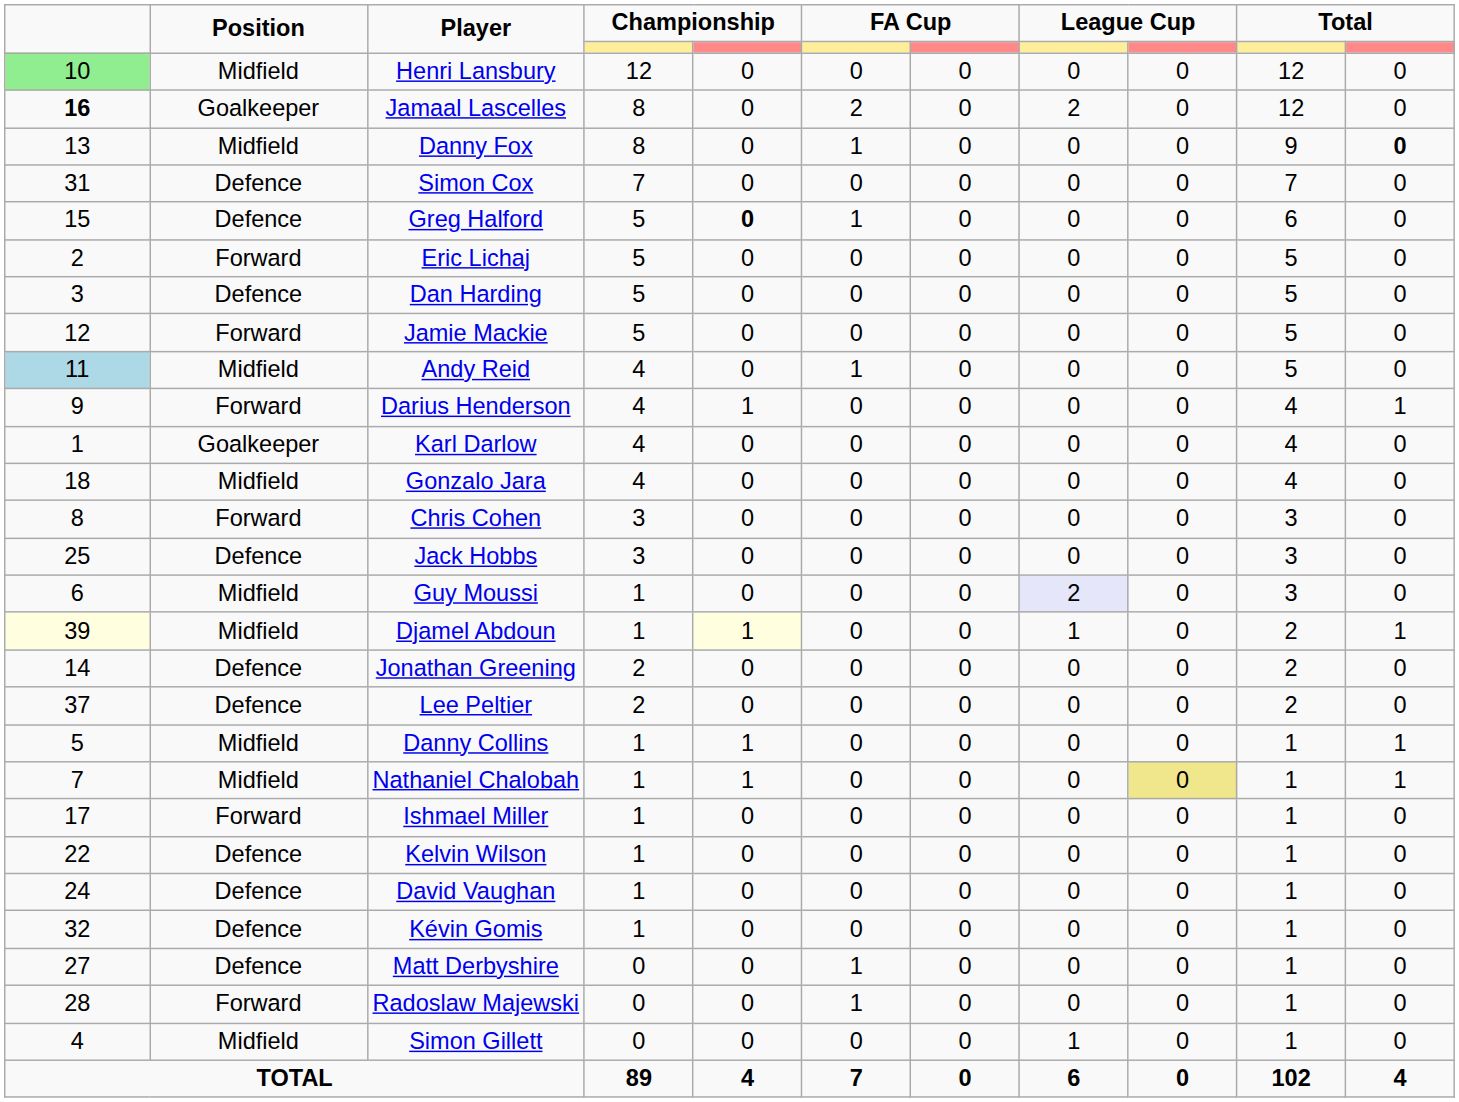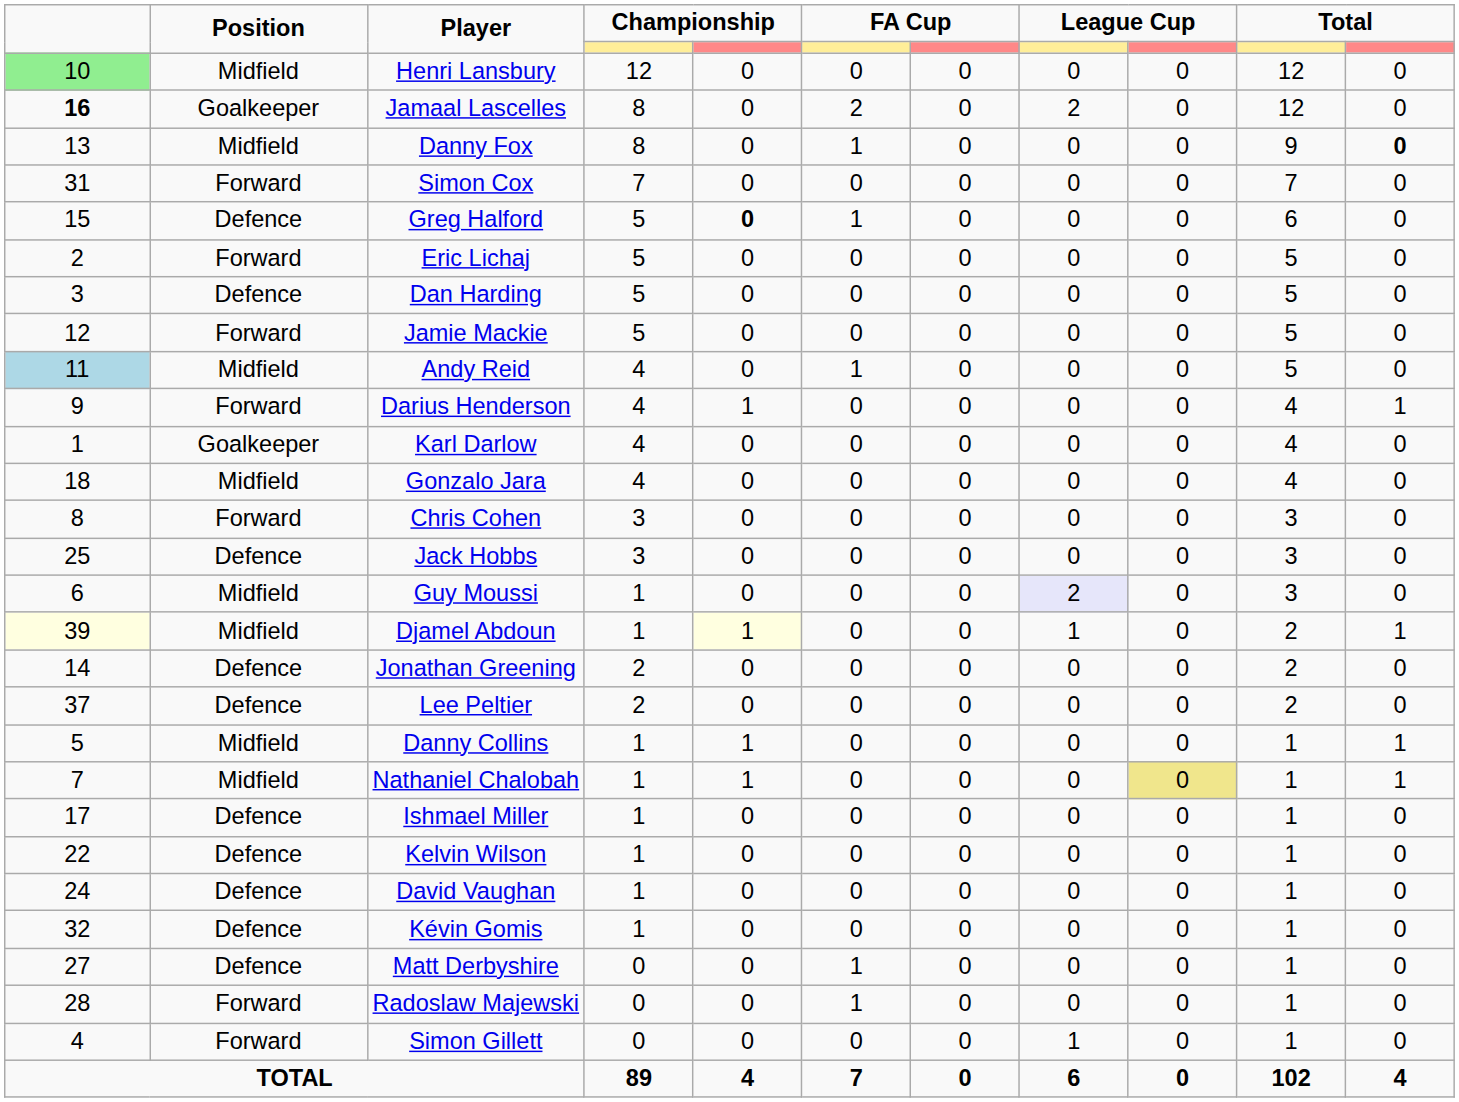(258, 183) Defence -> (258, 183) Forward
(258, 817) Forward -> (258, 817) Defence
(258, 1041) Midfield -> (258, 1041) Forward
